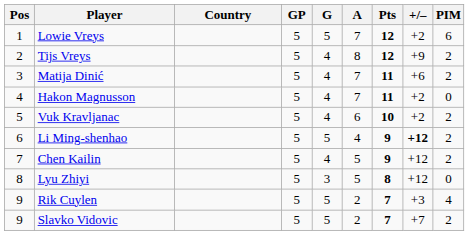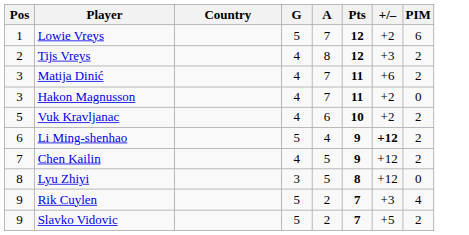- column: (297, 14)
(418, 55) +9 -> (387, 55) +3
(20, 96) 4 -> (20, 96) 3
(418, 220) +7 -> (387, 220) +5
